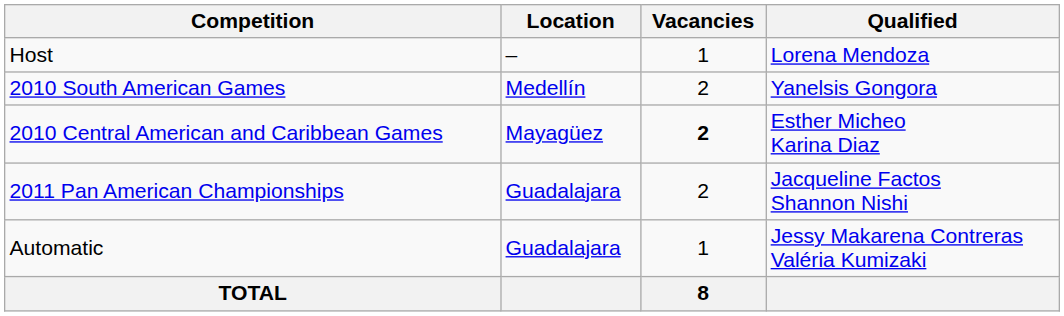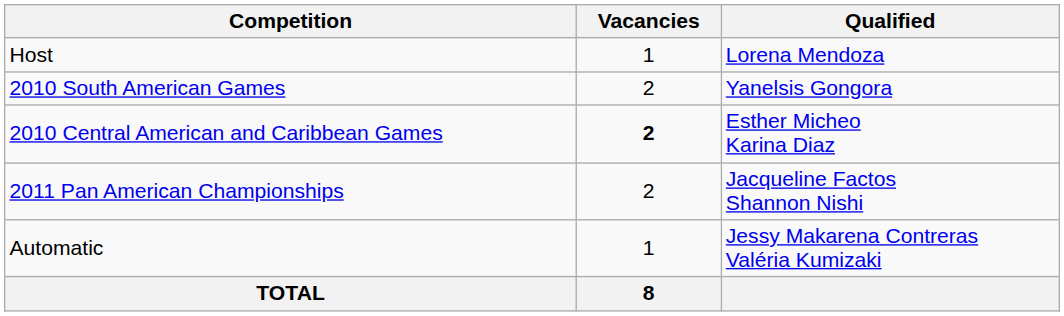- column: (571, 21)
